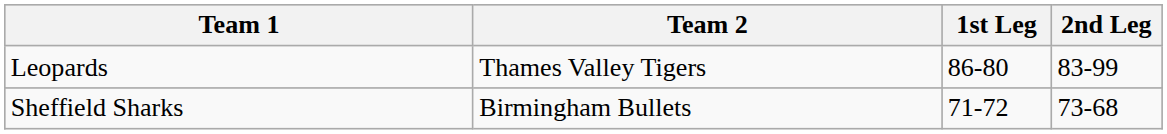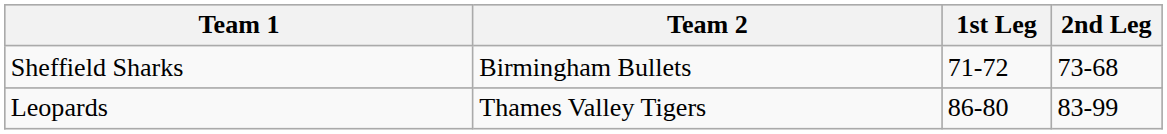rows swapped: (59, 66) <-> (97, 107)
